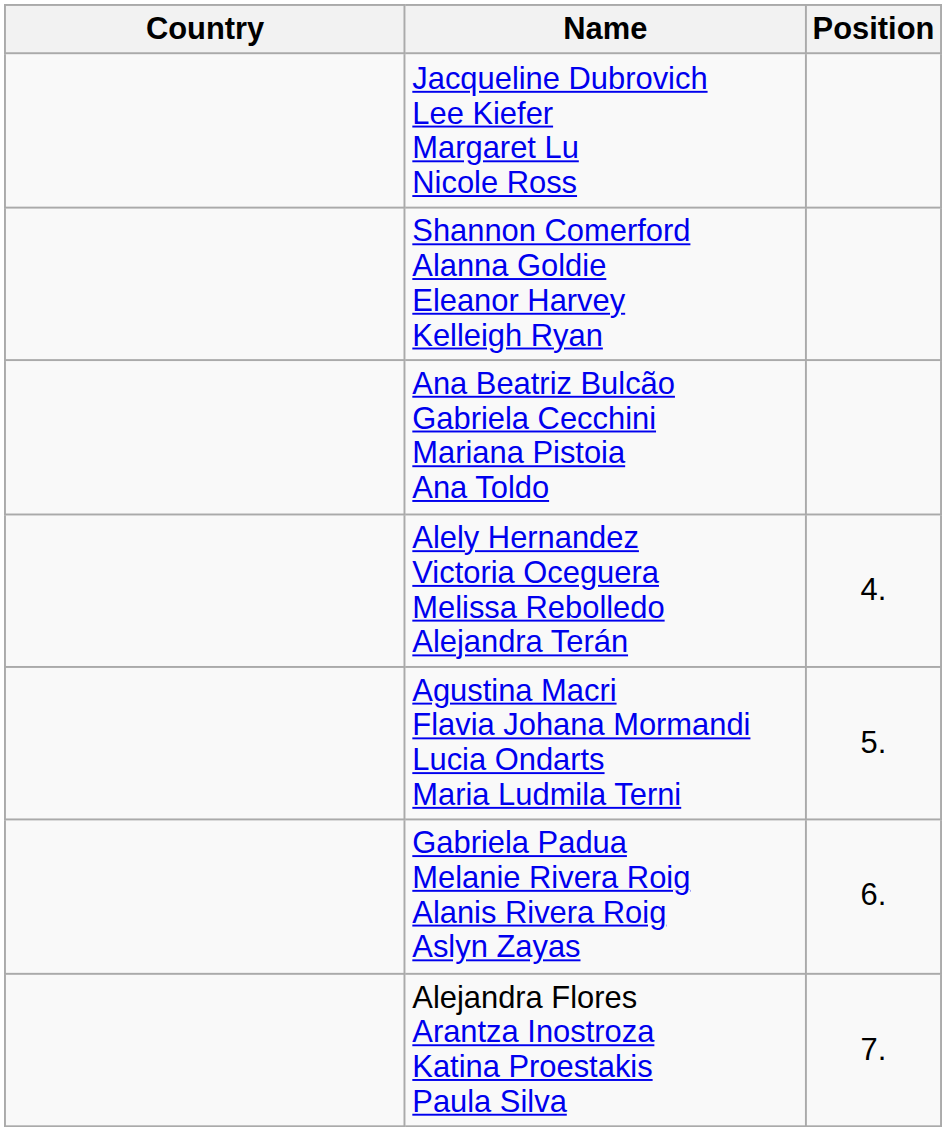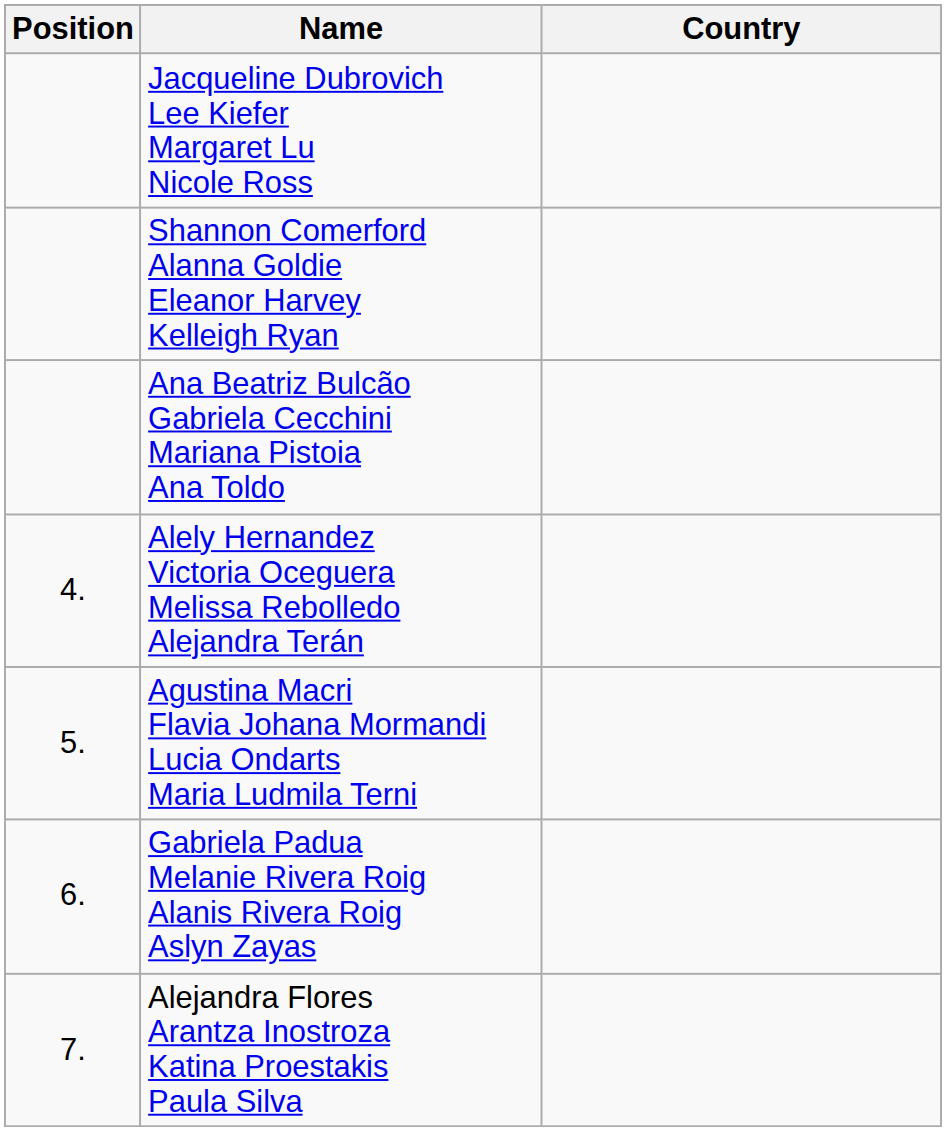columns swapped: (873, 28) <-> (205, 28)
